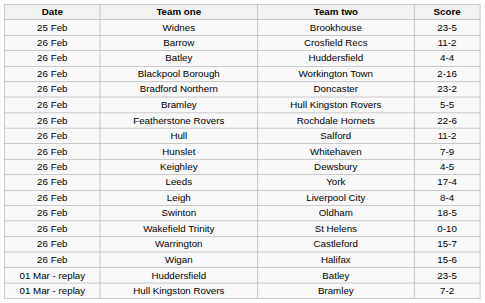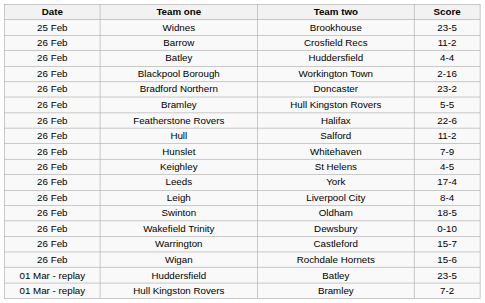(336, 120) Rochdale Hornets -> (336, 120) Halifax
(336, 167) Dewsbury -> (336, 167) St Helens
(336, 228) St Helens -> (336, 228) Dewsbury
(336, 259) Halifax -> (336, 259) Rochdale Hornets
